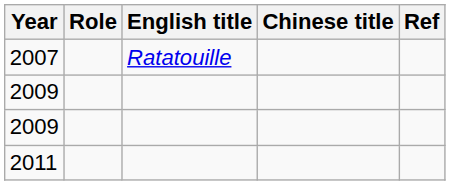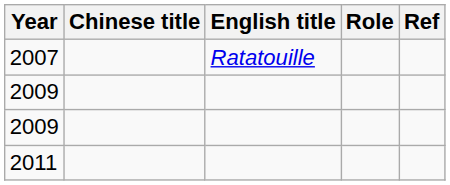columns swapped: (328, 22) <-> (93, 22)
